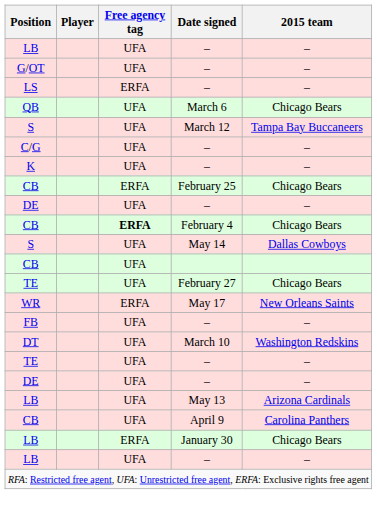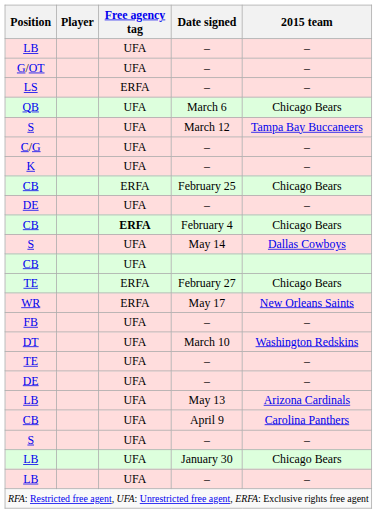(135, 283) UFA -> (135, 283) ERFA
+ row: (31, 439)
(135, 439) ERFA -> (135, 459) UFA
